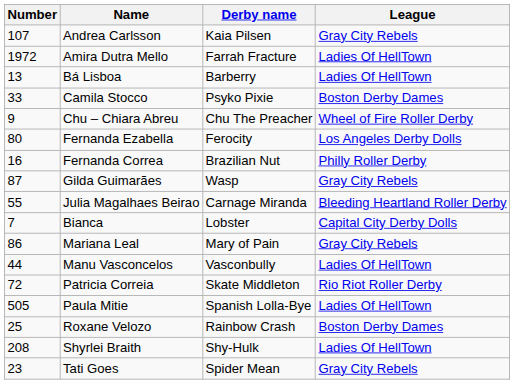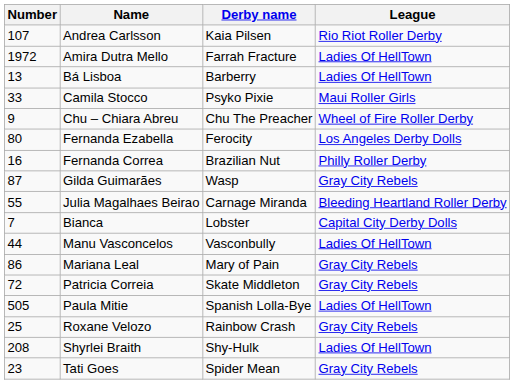(368, 35) Gray City Rebels -> (380, 35) Rio Riot Roller Derby
(381, 98) Boston Derby Dames -> (367, 98) Maui Roller Girls
rows swapped: (118, 264) <-> (101, 243)
(380, 285) Rio Riot Roller Derby -> (368, 285) Gray City Rebels
(381, 327) Boston Derby Dames -> (368, 327) Gray City Rebels
